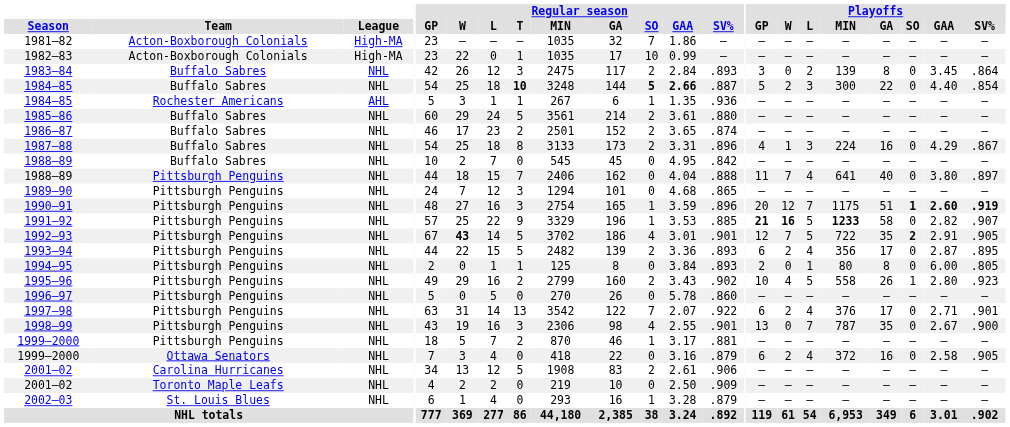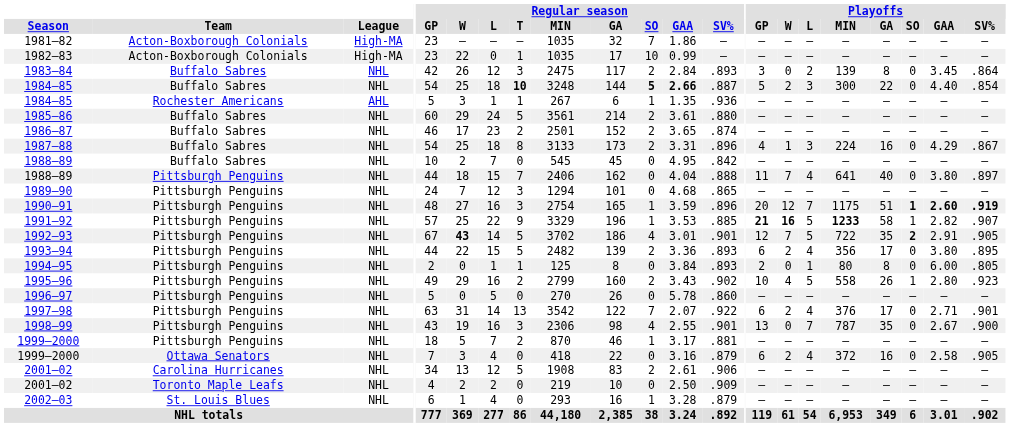(913, 221) 0 -> (913, 221) 1
(944, 251) 2.87 -> (944, 251) 3.80
